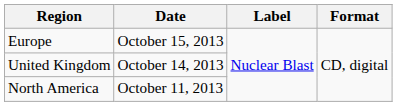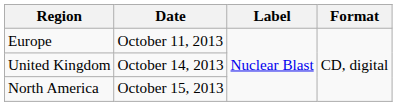(171, 40) October 15, 2013 -> (170, 40) October 11, 2013
(170, 88) October 11, 2013 -> (171, 88) October 15, 2013
